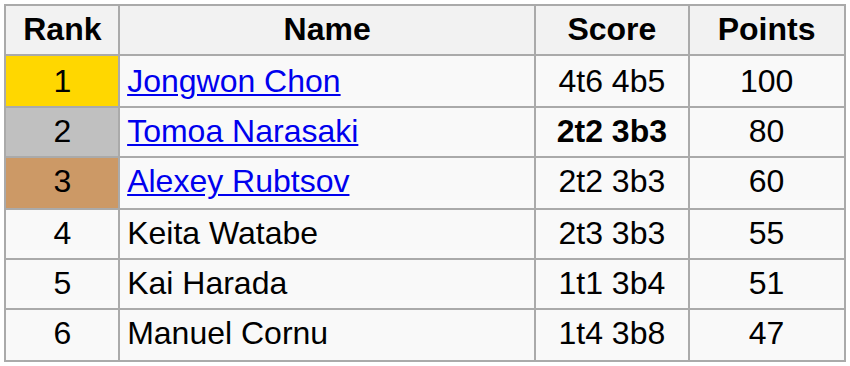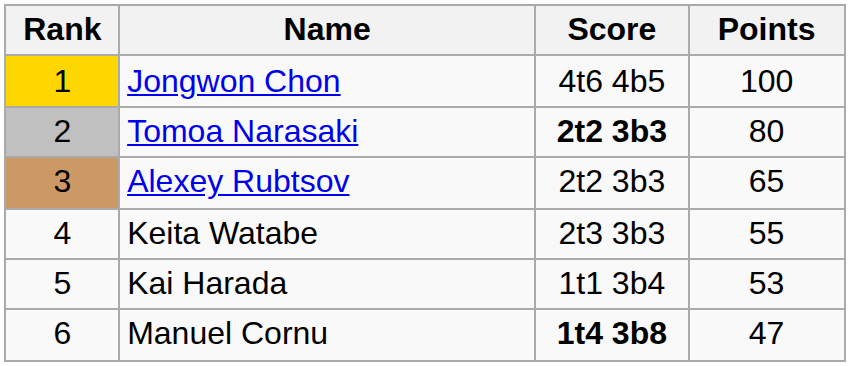(767, 182) 60 -> (767, 182) 65
(767, 283) 51 -> (767, 283) 53
(612, 334) normal -> (612, 334) bold
